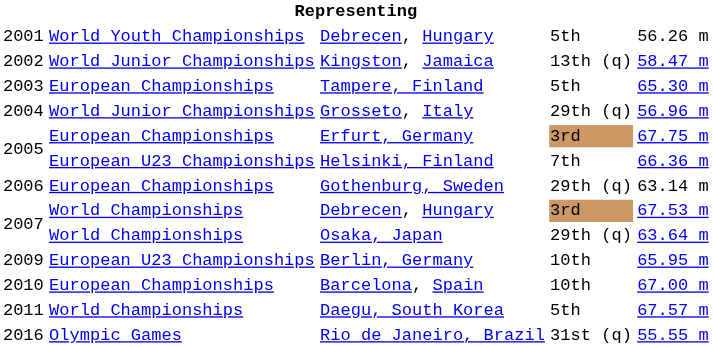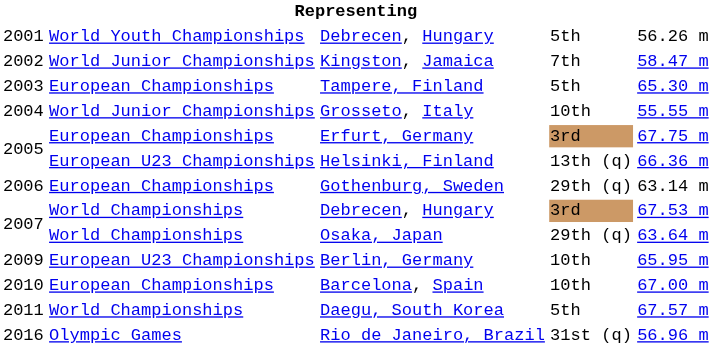(591, 62) 13th (q) -> (565, 62) 7th
(591, 111) 29th (q) -> (571, 111) 10th
(673, 111) 56.96 m -> (673, 111) 55.55 m
(565, 161) 7th -> (591, 161) 13th (q)
(673, 335) 55.55 m -> (673, 335) 56.96 m
